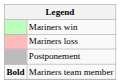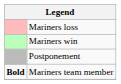rows swapped: (53, 27) <-> (53, 42)
